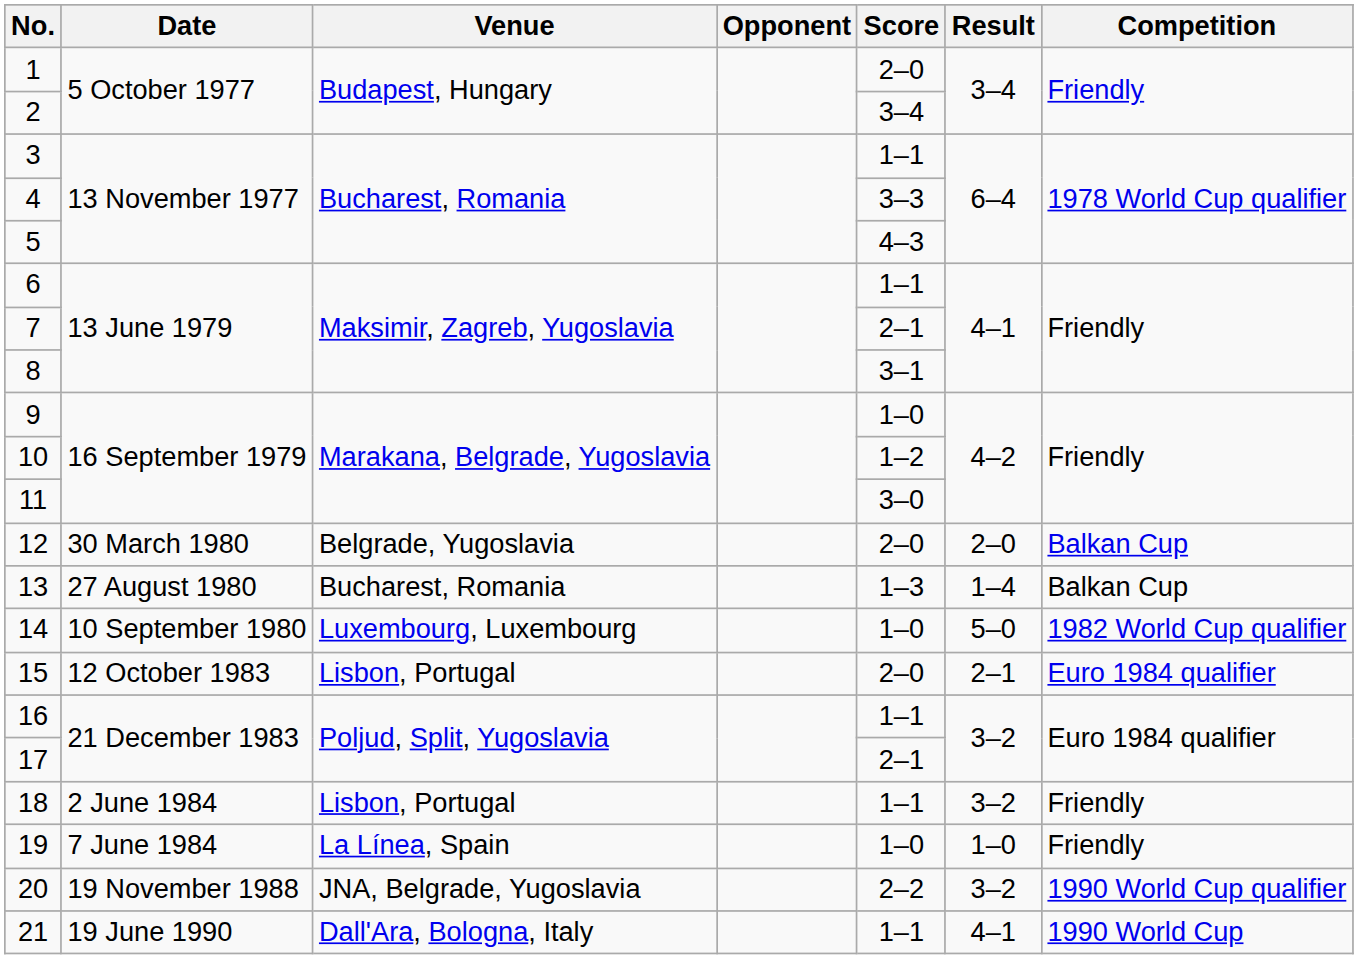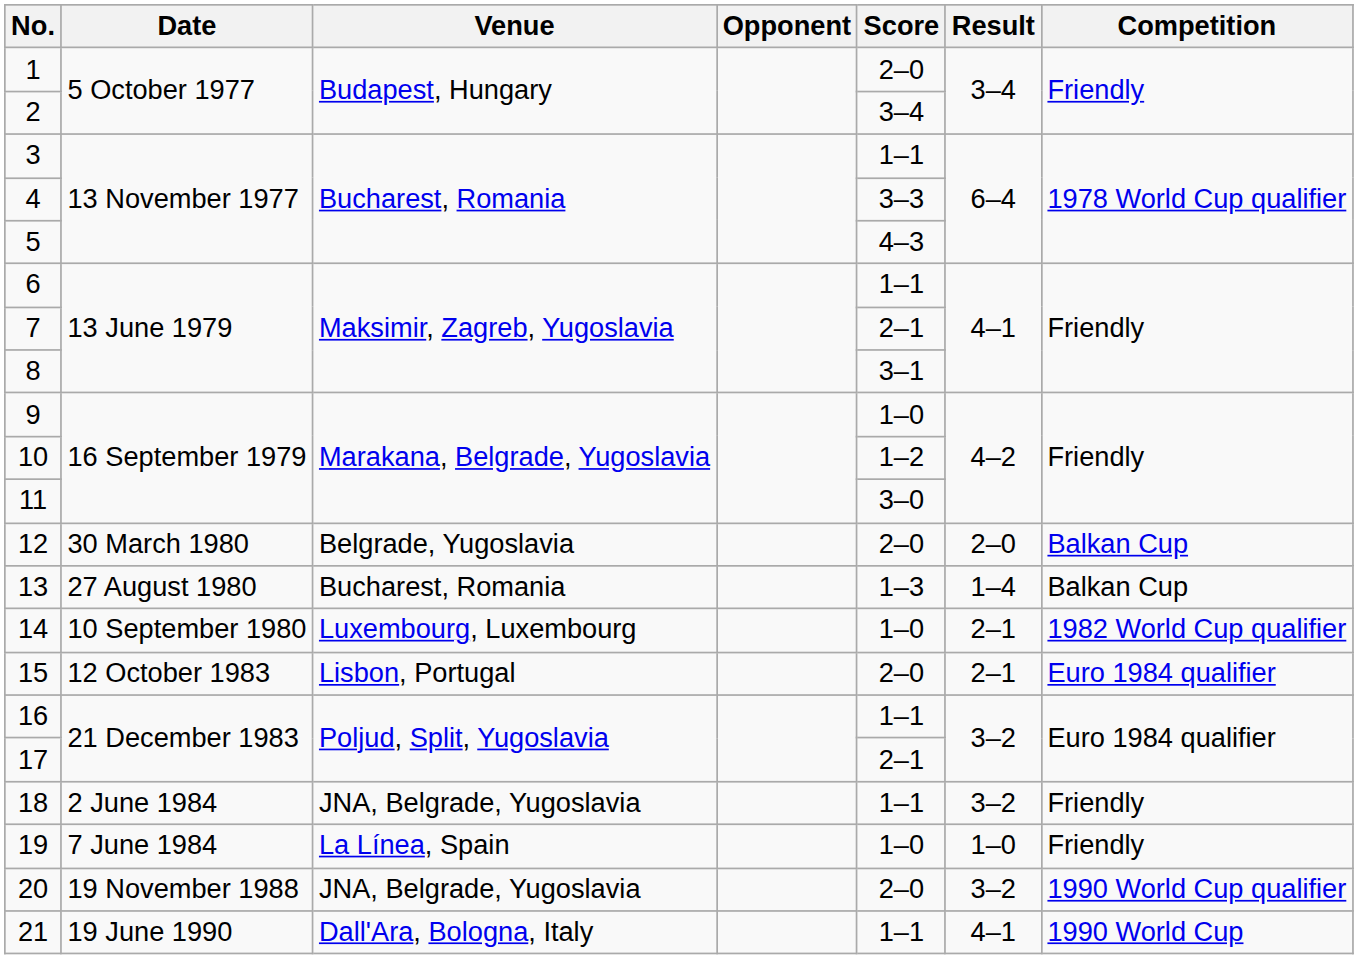(993, 629) 5–0 -> (993, 629) 2–1
(417, 802) Lisbon, Portugal -> (480, 802) JNA, Belgrade, Yugoslavia
(901, 888) 2–2 -> (901, 888) 2–0
